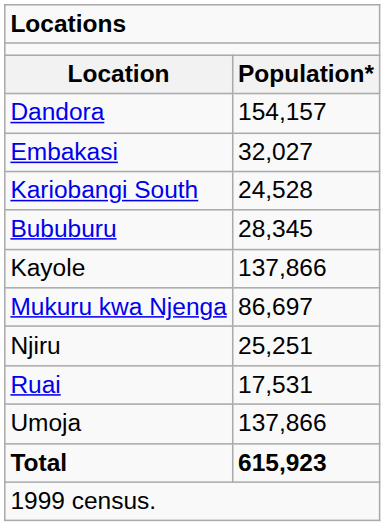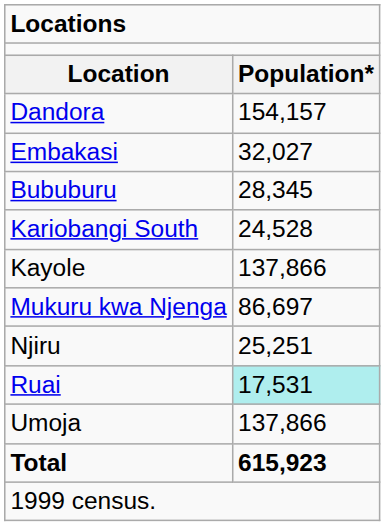rows swapped: (104, 190) <-> (63, 229)
(275, 384) no background -> (275, 384) paleturquoise background
